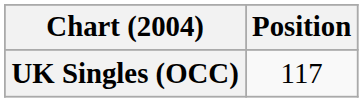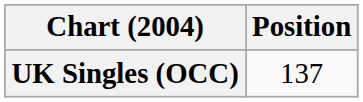(302, 73) 117 -> (302, 73) 137
